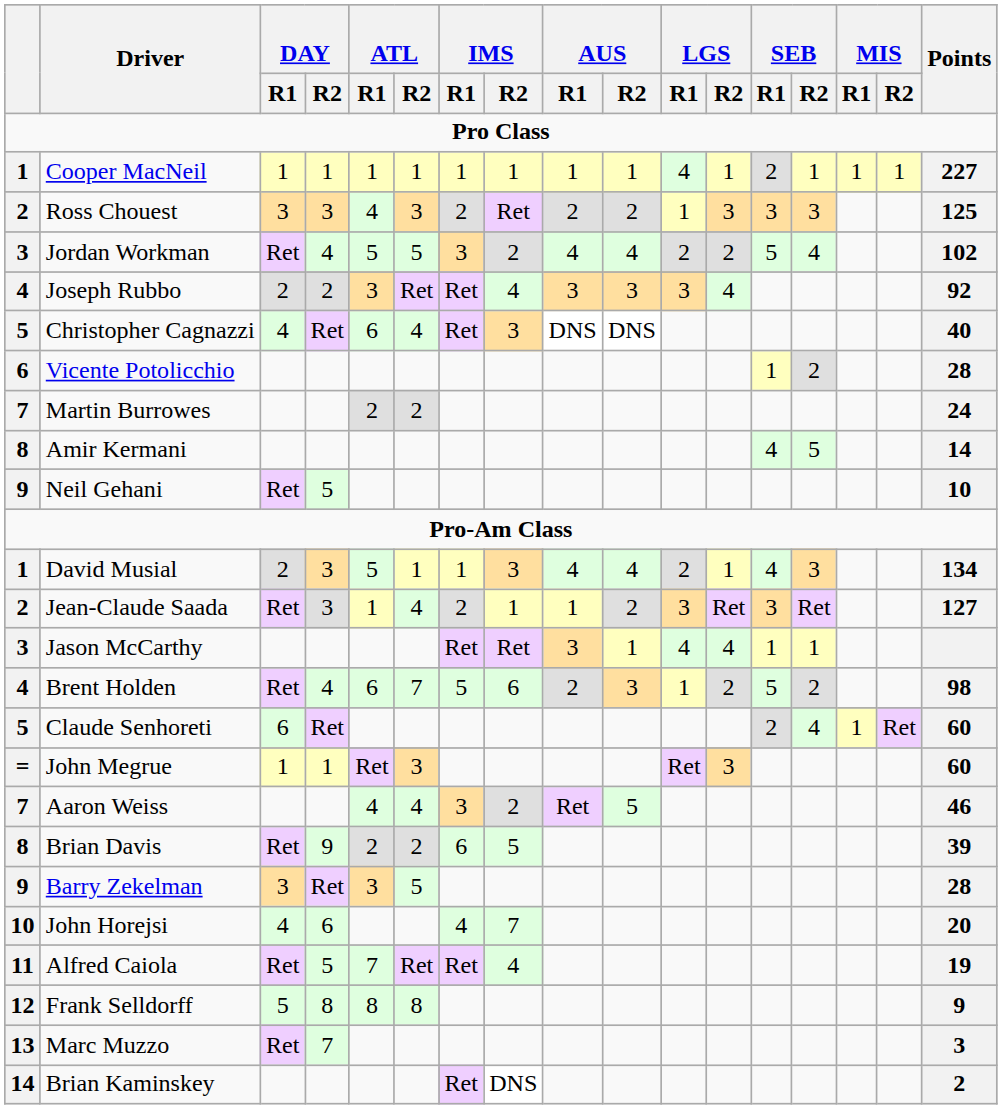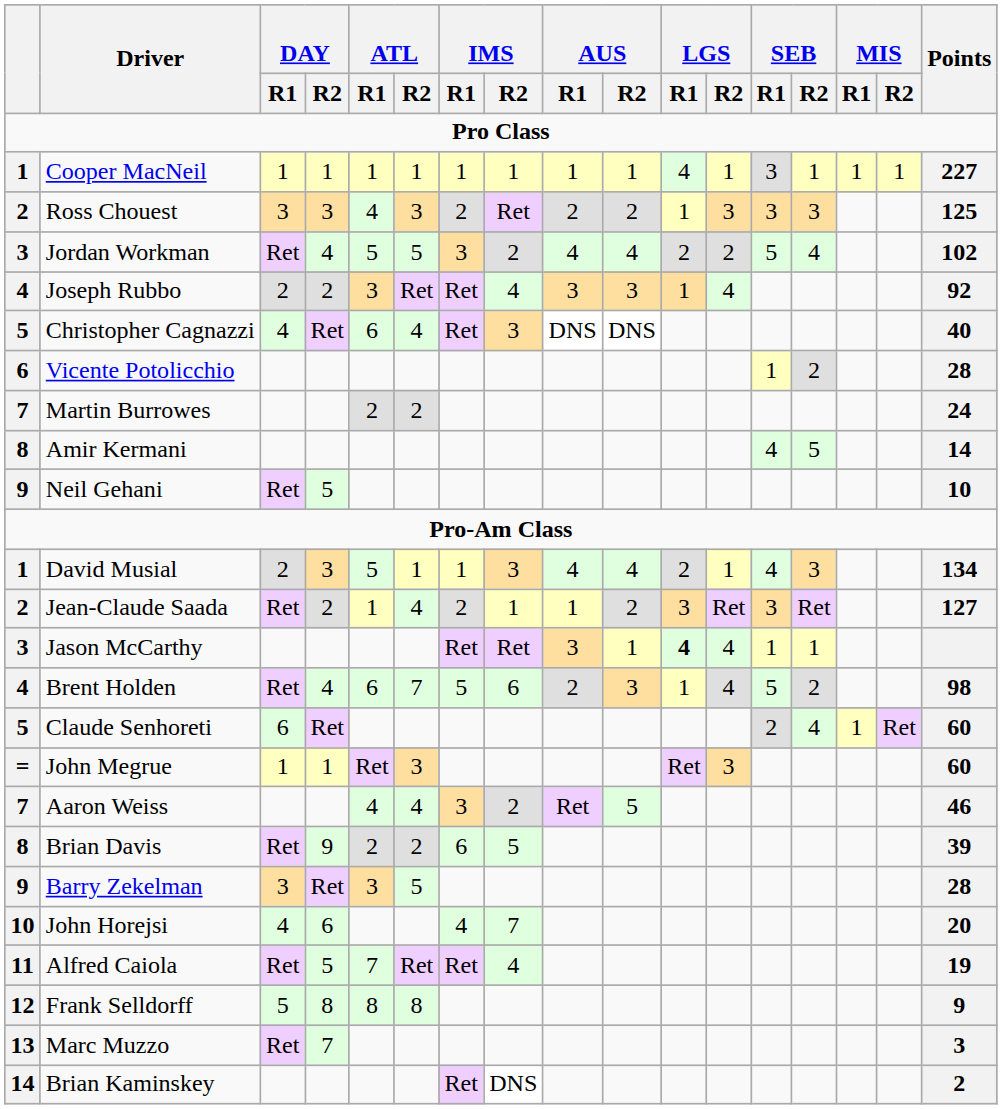(771, 172) 2 -> (771, 172) 3
(684, 291) 3 -> (684, 291) 1
(327, 608) 3 -> (327, 608) 2
(684, 648) normal -> (684, 648) bold
(729, 687) 2 -> (729, 687) 4
